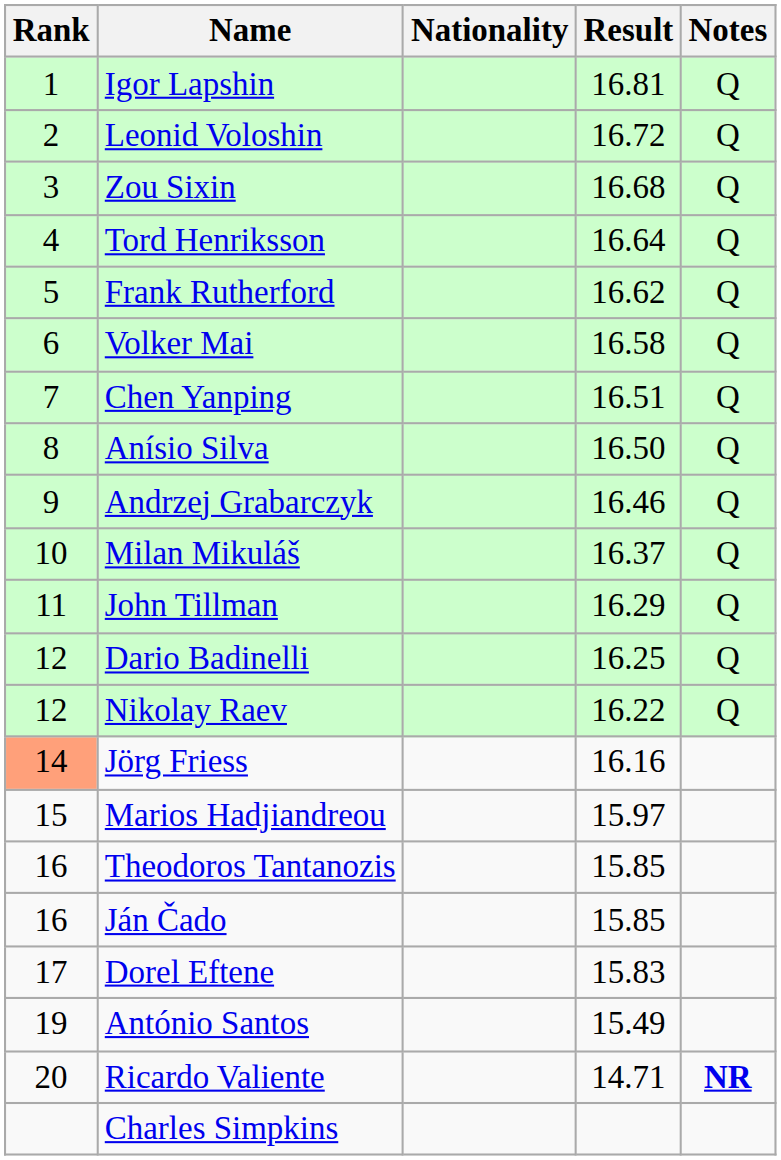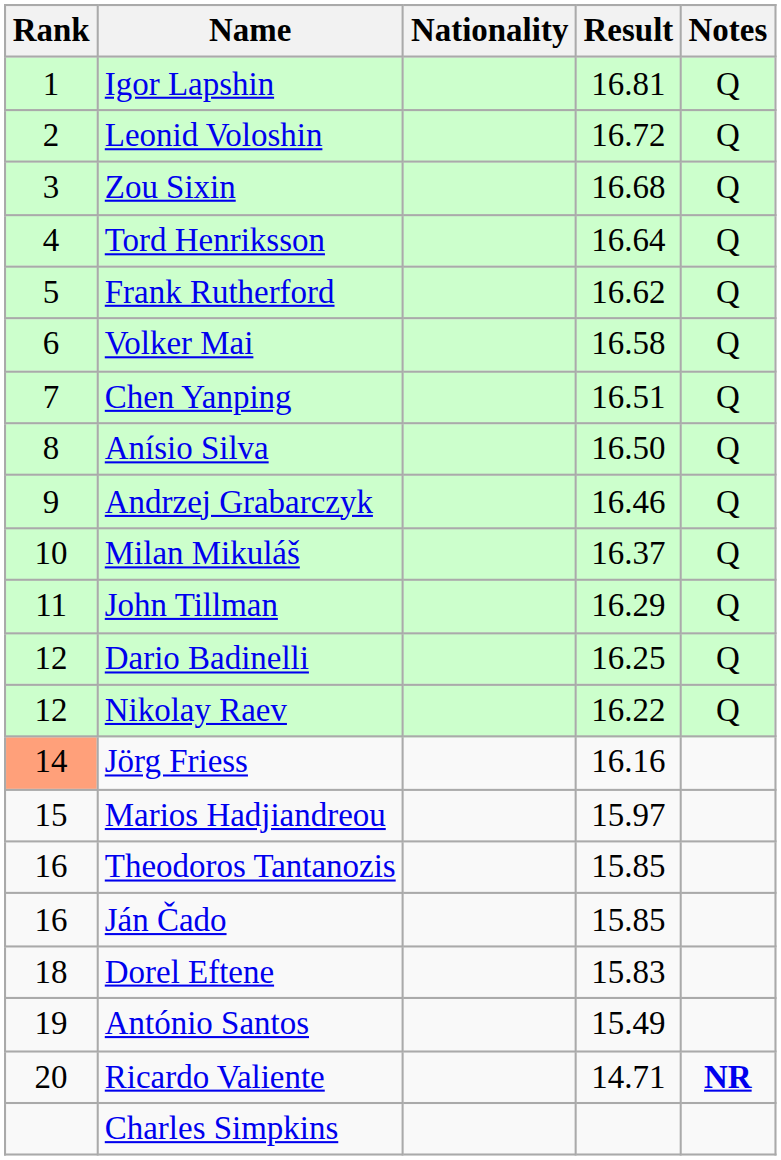(51, 971) 17 -> (51, 971) 18
